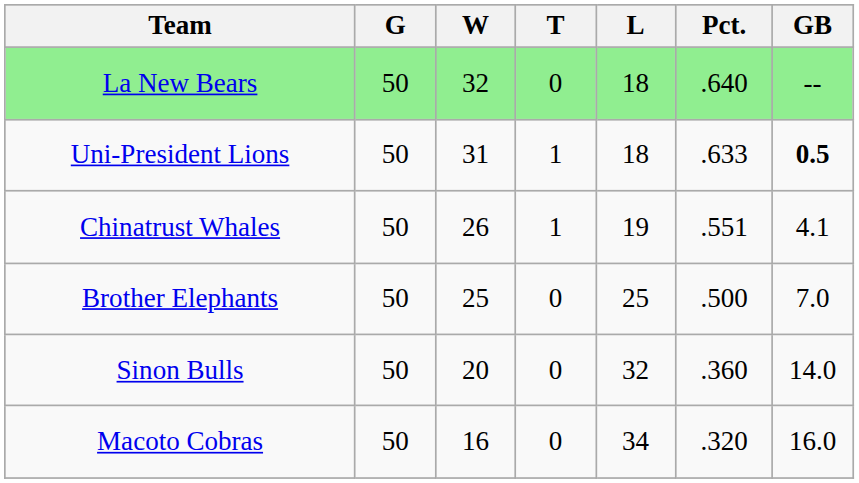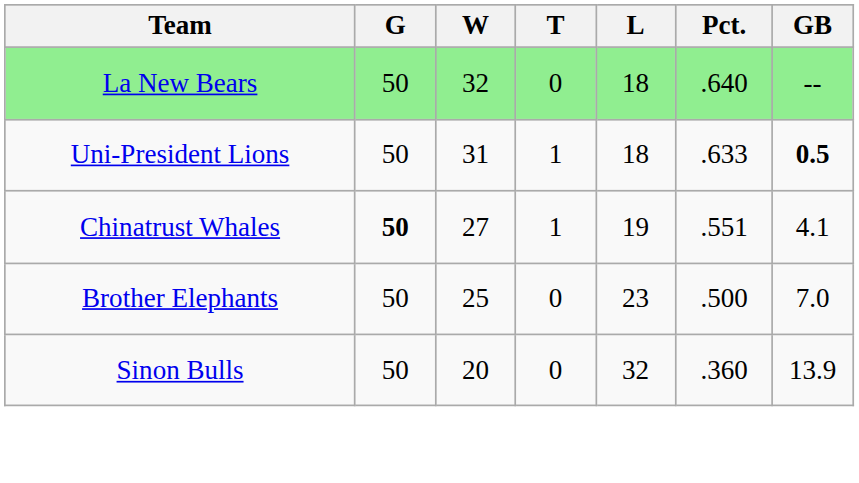(395, 226) normal -> (395, 226) bold
(475, 226) 26 -> (475, 226) 27
(636, 298) 25 -> (636, 298) 23
(813, 369) 14.0 -> (813, 369) 13.9
- row: (180, 441)
